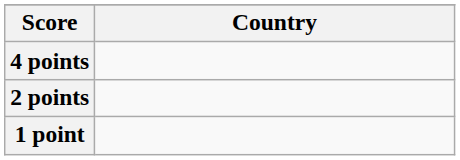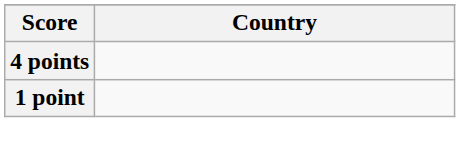- row: (50, 97)
